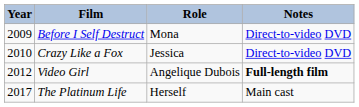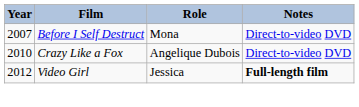(20, 33) 2009 -> (20, 33) 2007
(167, 53) Jessica -> (195, 53) Angelique Dubois
(195, 72) Angelique Dubois -> (167, 72) Jessica
- row: (82, 92)
